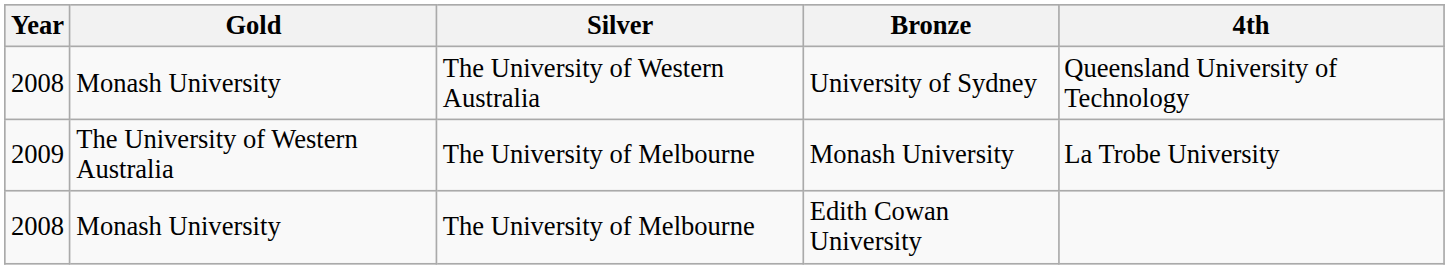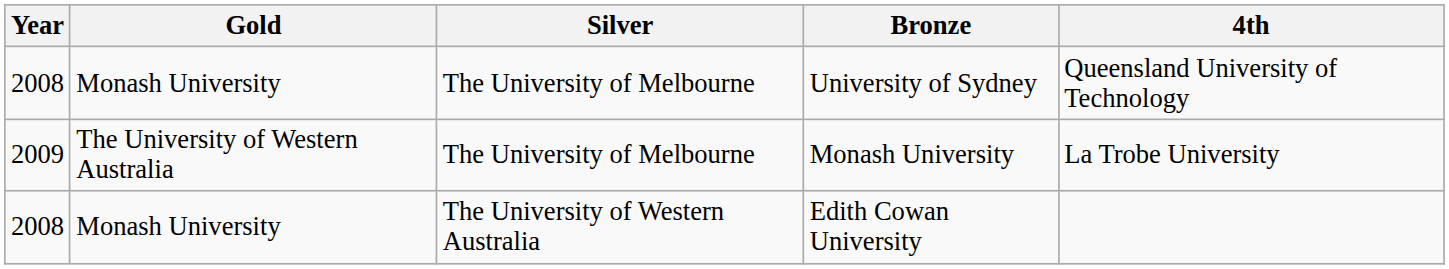(583, 82) The University of Western Australia -> (599, 82) The University of Melbourne
(599, 226) The University of Melbourne -> (583, 226) The University of Western Australia
